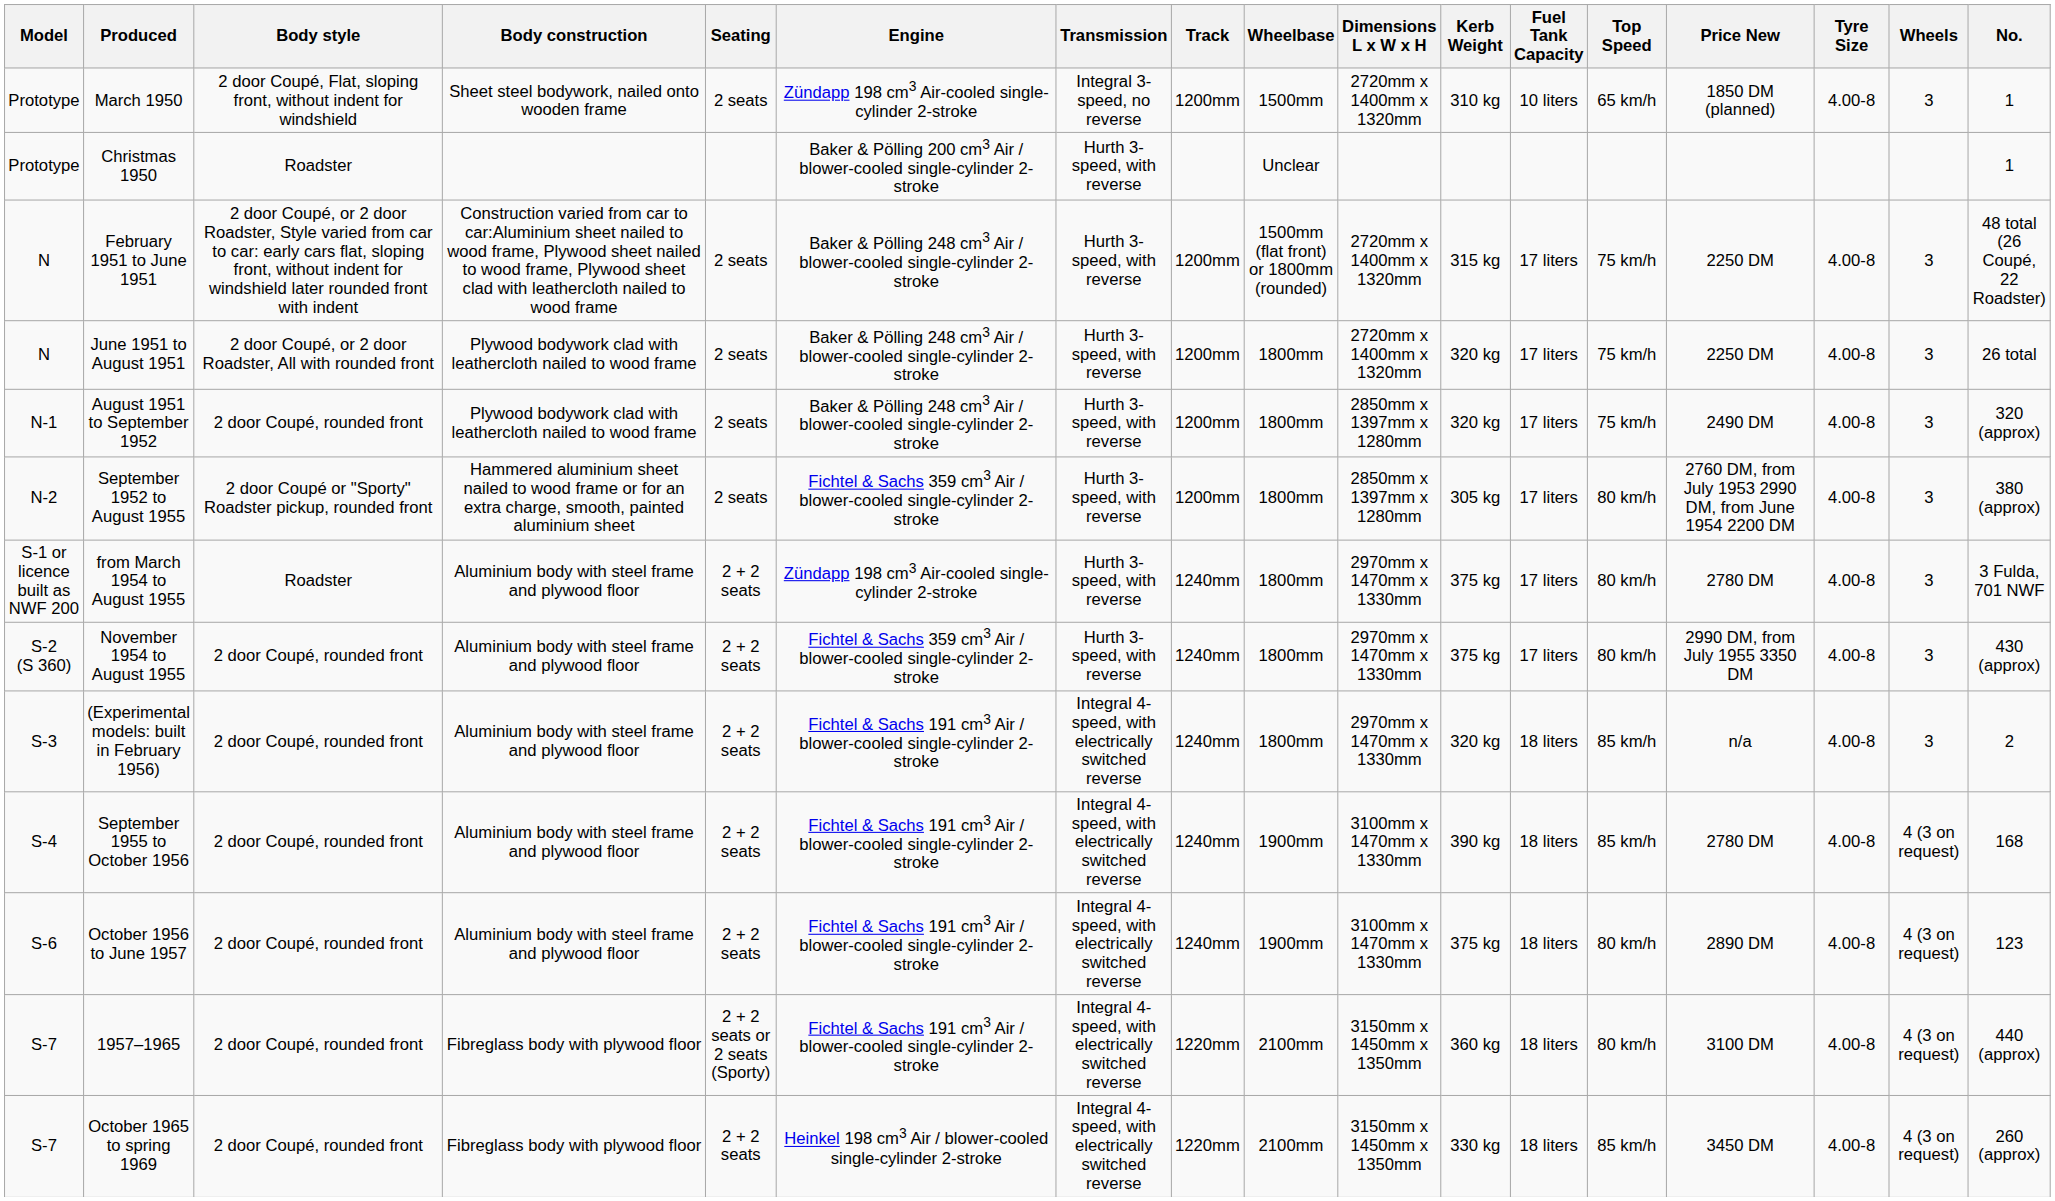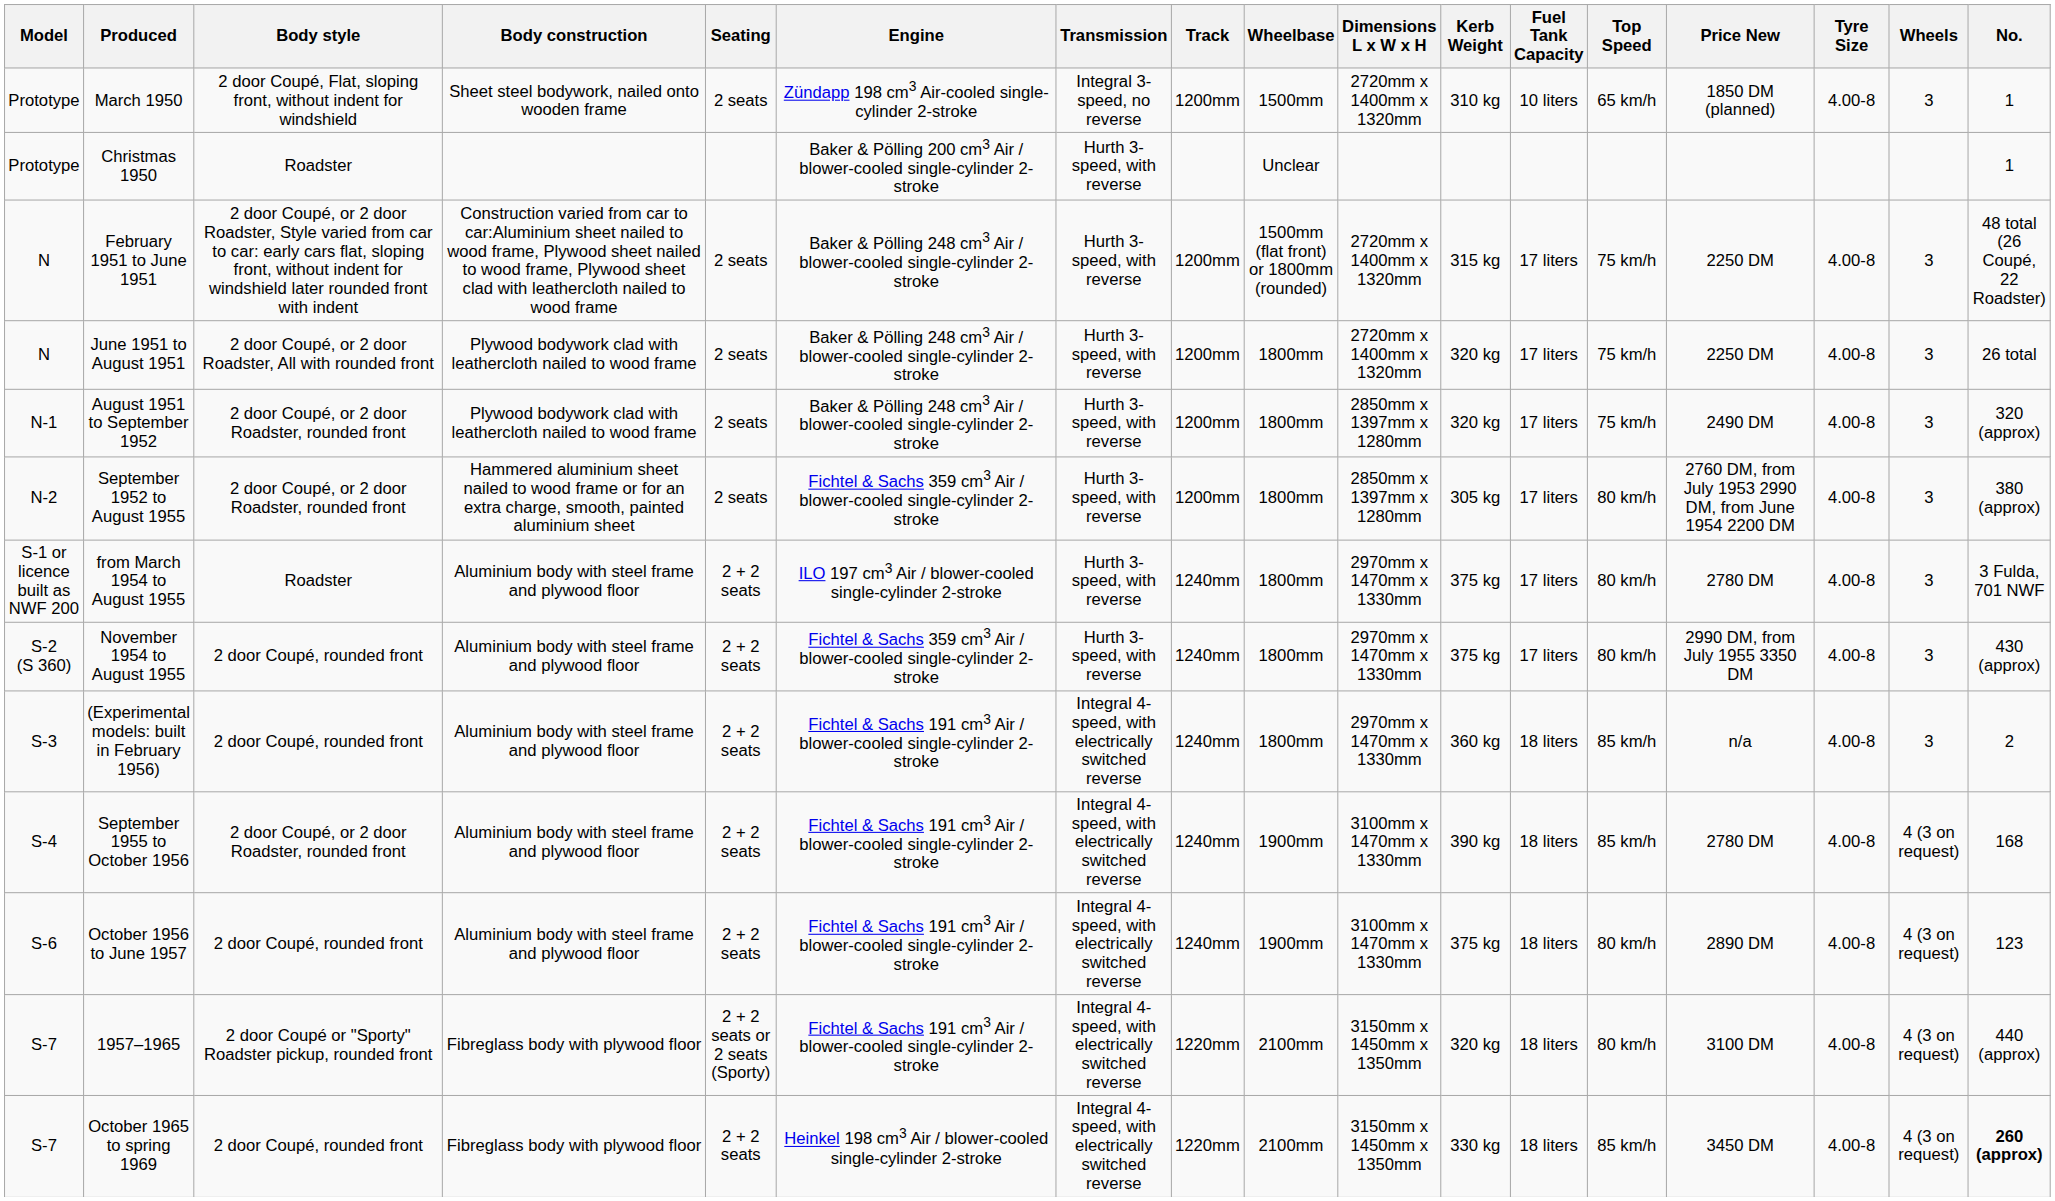(318, 422) 2 door Coupé, rounded front -> (318, 422) 2 door Coupé, or 2 door Roadster, rounded front
(318, 498) 2 door Coupé or "Sporty" Roadster pickup, rounded front -> (318, 498) 2 door Coupé, or 2 door Roadster, rounded front
(916, 580) Zündapp 198 cm3 Air-cooled single-cylinder 2-stroke -> (916, 580) ILO 197 cm3 Air / blower-cooled single-cylinder 2-stroke
(1475, 741) 320 kg -> (1475, 741) 360 kg
(318, 842) 2 door Coupé, rounded front -> (318, 842) 2 door Coupé, or 2 door Roadster, rounded front
(318, 1045) 2 door Coupé, rounded front -> (318, 1045) 2 door Coupé or "Sporty" Roadster pickup, rounded front
(1475, 1045) 360 kg -> (1475, 1045) 320 kg
(2009, 1146) normal -> (2009, 1146) bold
